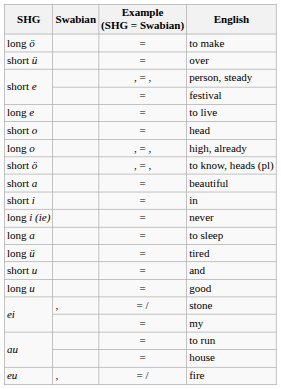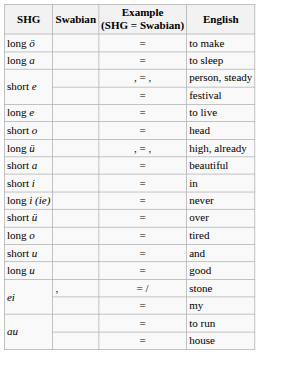rows swapped: (206, 235) <-> (199, 60)
(21, 148) long o -> (21, 148) long ü
- row: (231, 165)
(21, 253) long ü -> (21, 235) long o
- row: (197, 375)
